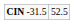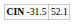(59, 11) 52.5 -> (59, 11) 52.1
